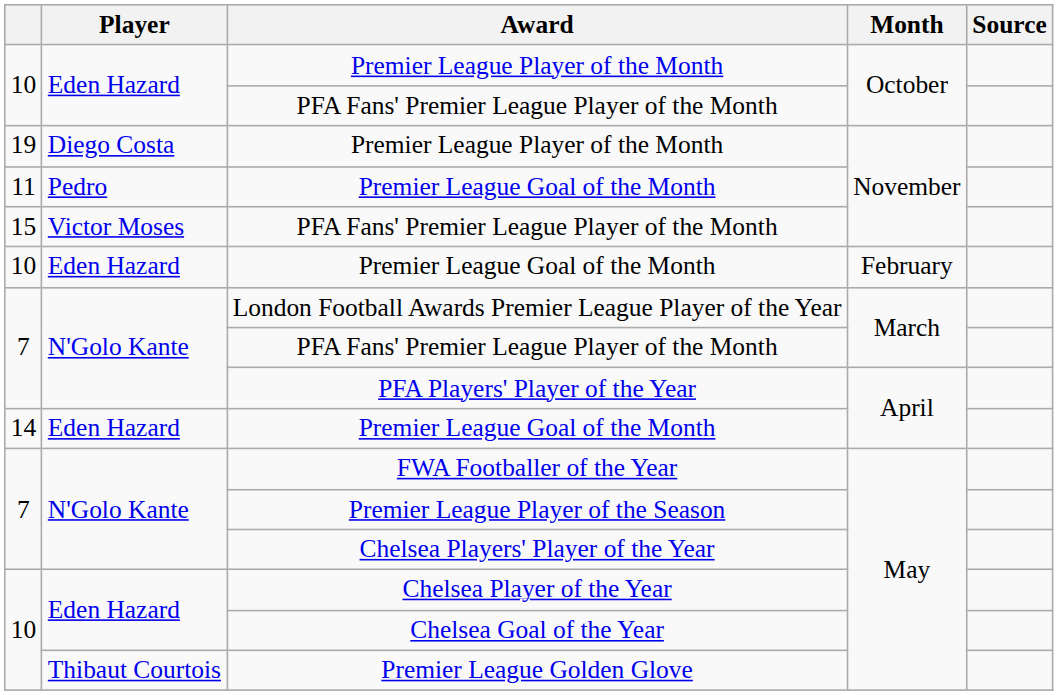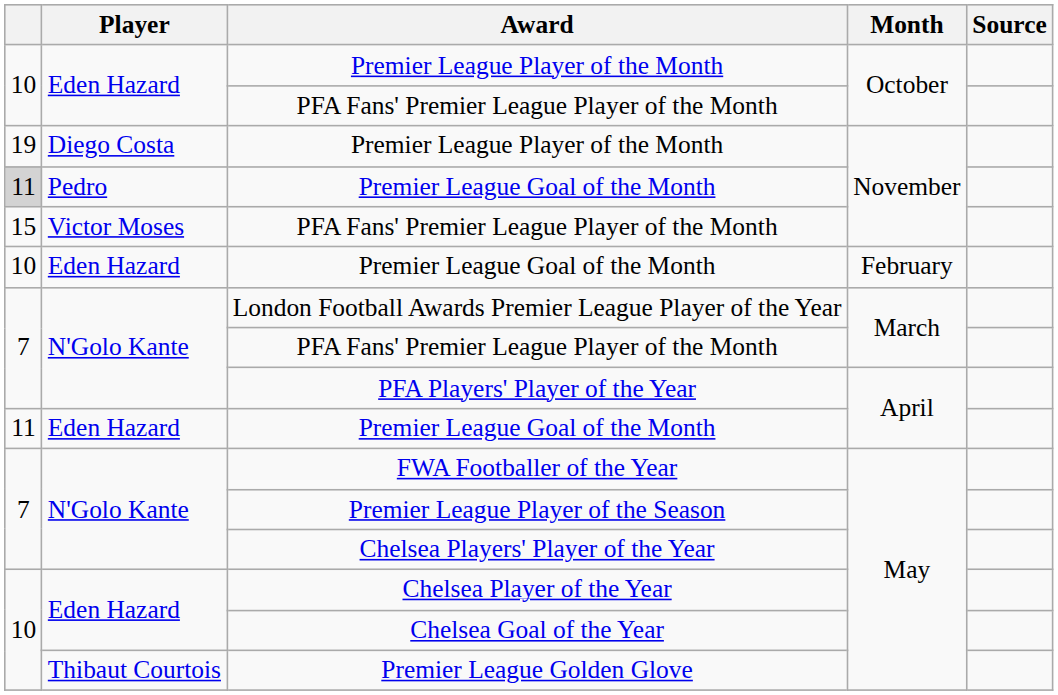(23, 186) no background -> (23, 186) lightgrey background
(23, 428) 14 -> (23, 428) 11
